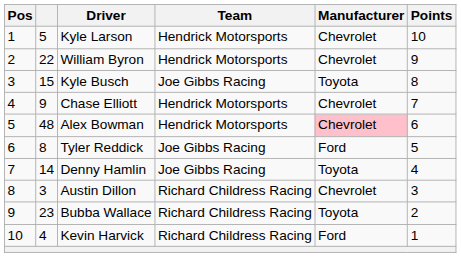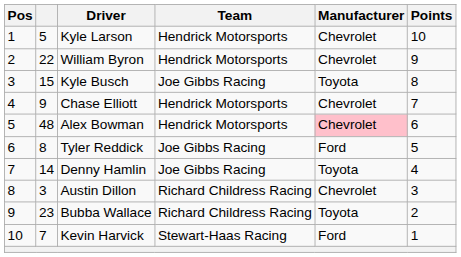(43, 234) 4 -> (43, 234) 7
(235, 234) Richard Childress Racing -> (222, 234) Stewart-Haas Racing
